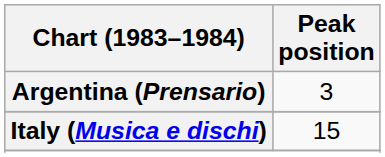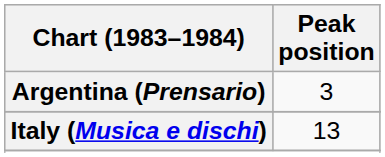(326, 130) 15 -> (326, 130) 13
